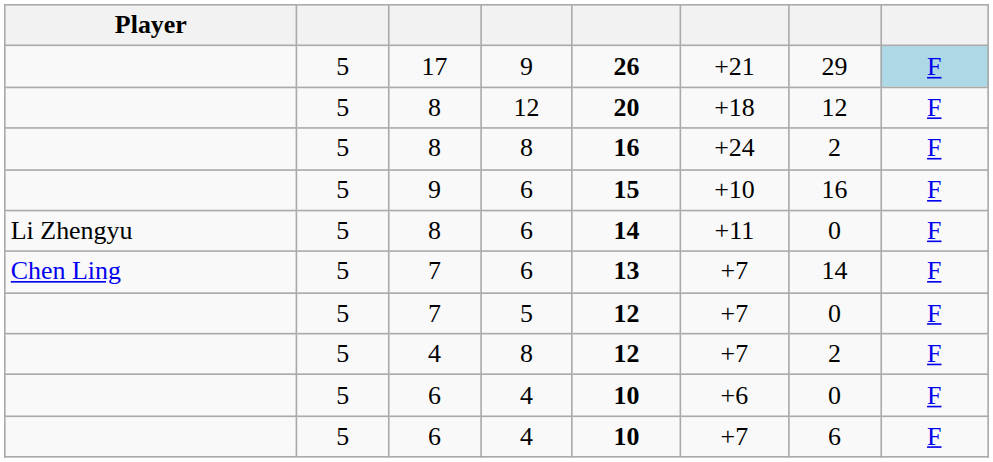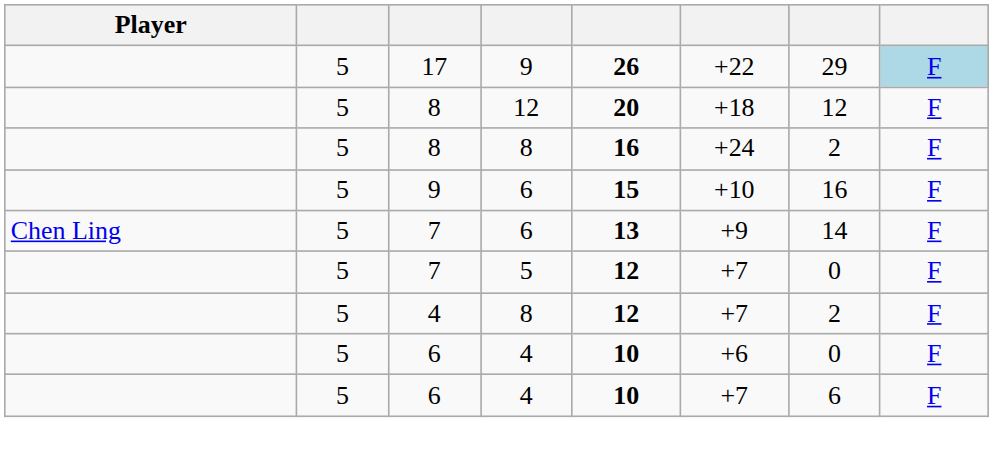(734, 66) +21 -> (734, 66) +22
- row: (435, 230)
(734, 271) +7 -> (734, 230) +9
